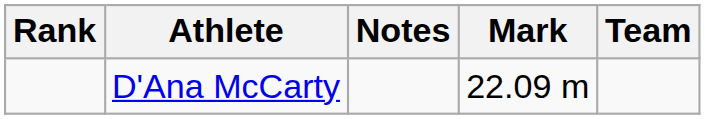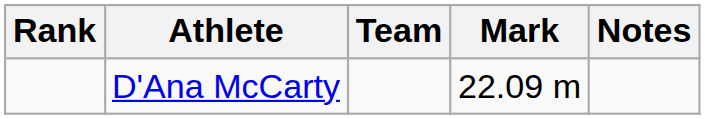columns swapped: (648, 31) <-> (403, 31)
